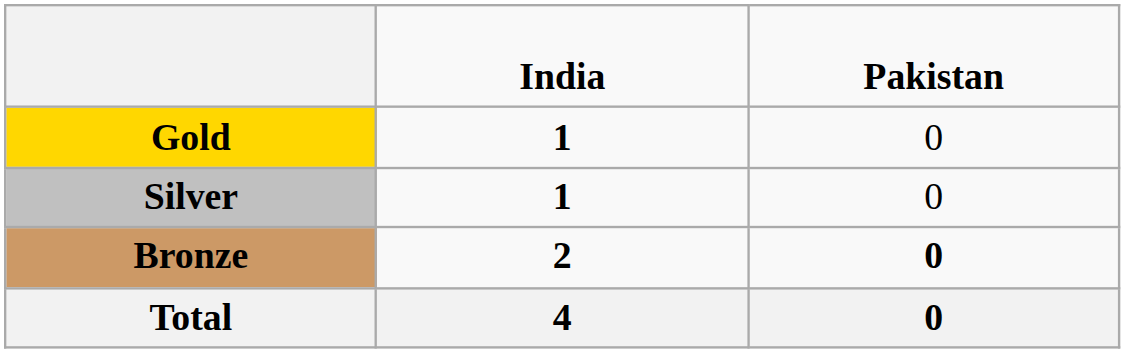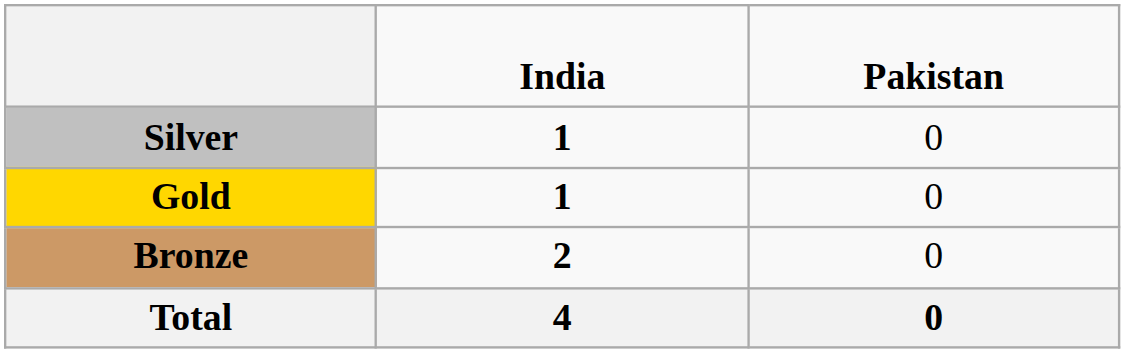rows swapped: (191, 136) <-> (191, 196)
(934, 256) bold -> (934, 256) normal
